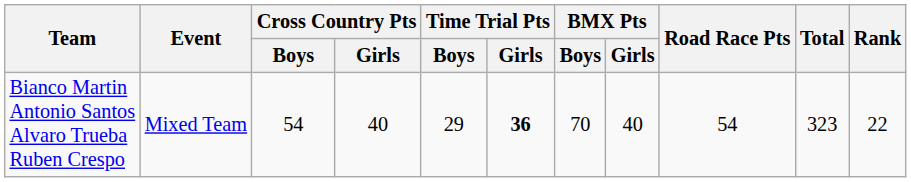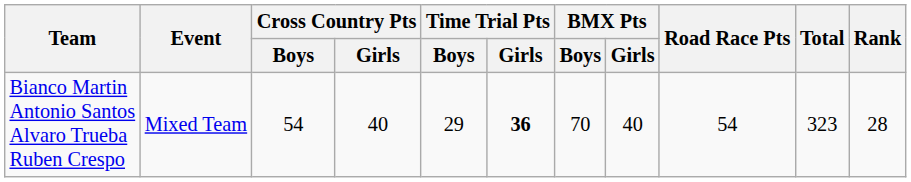(878, 124) 22 -> (878, 124) 28
